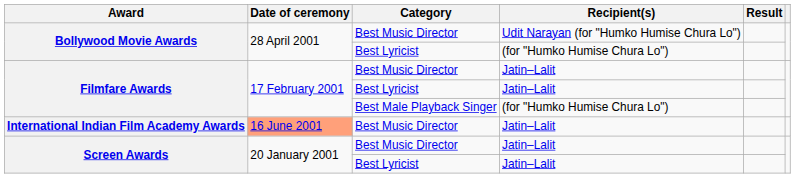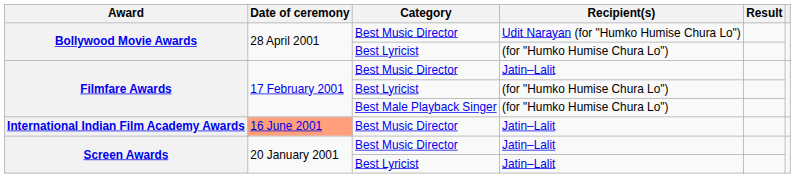(529, 88) Jatin–Lalit -> (585, 88) (for "Humko Humise Chura Lo")
